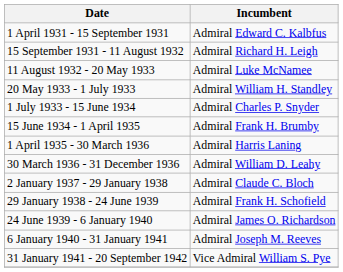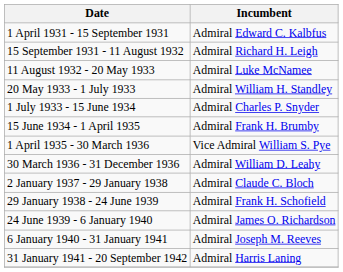(247, 145) Admiral Harris Laning -> (262, 145) Vice Admiral William S. Pye
(262, 257) Vice Admiral William S. Pye -> (247, 257) Admiral Harris Laning
